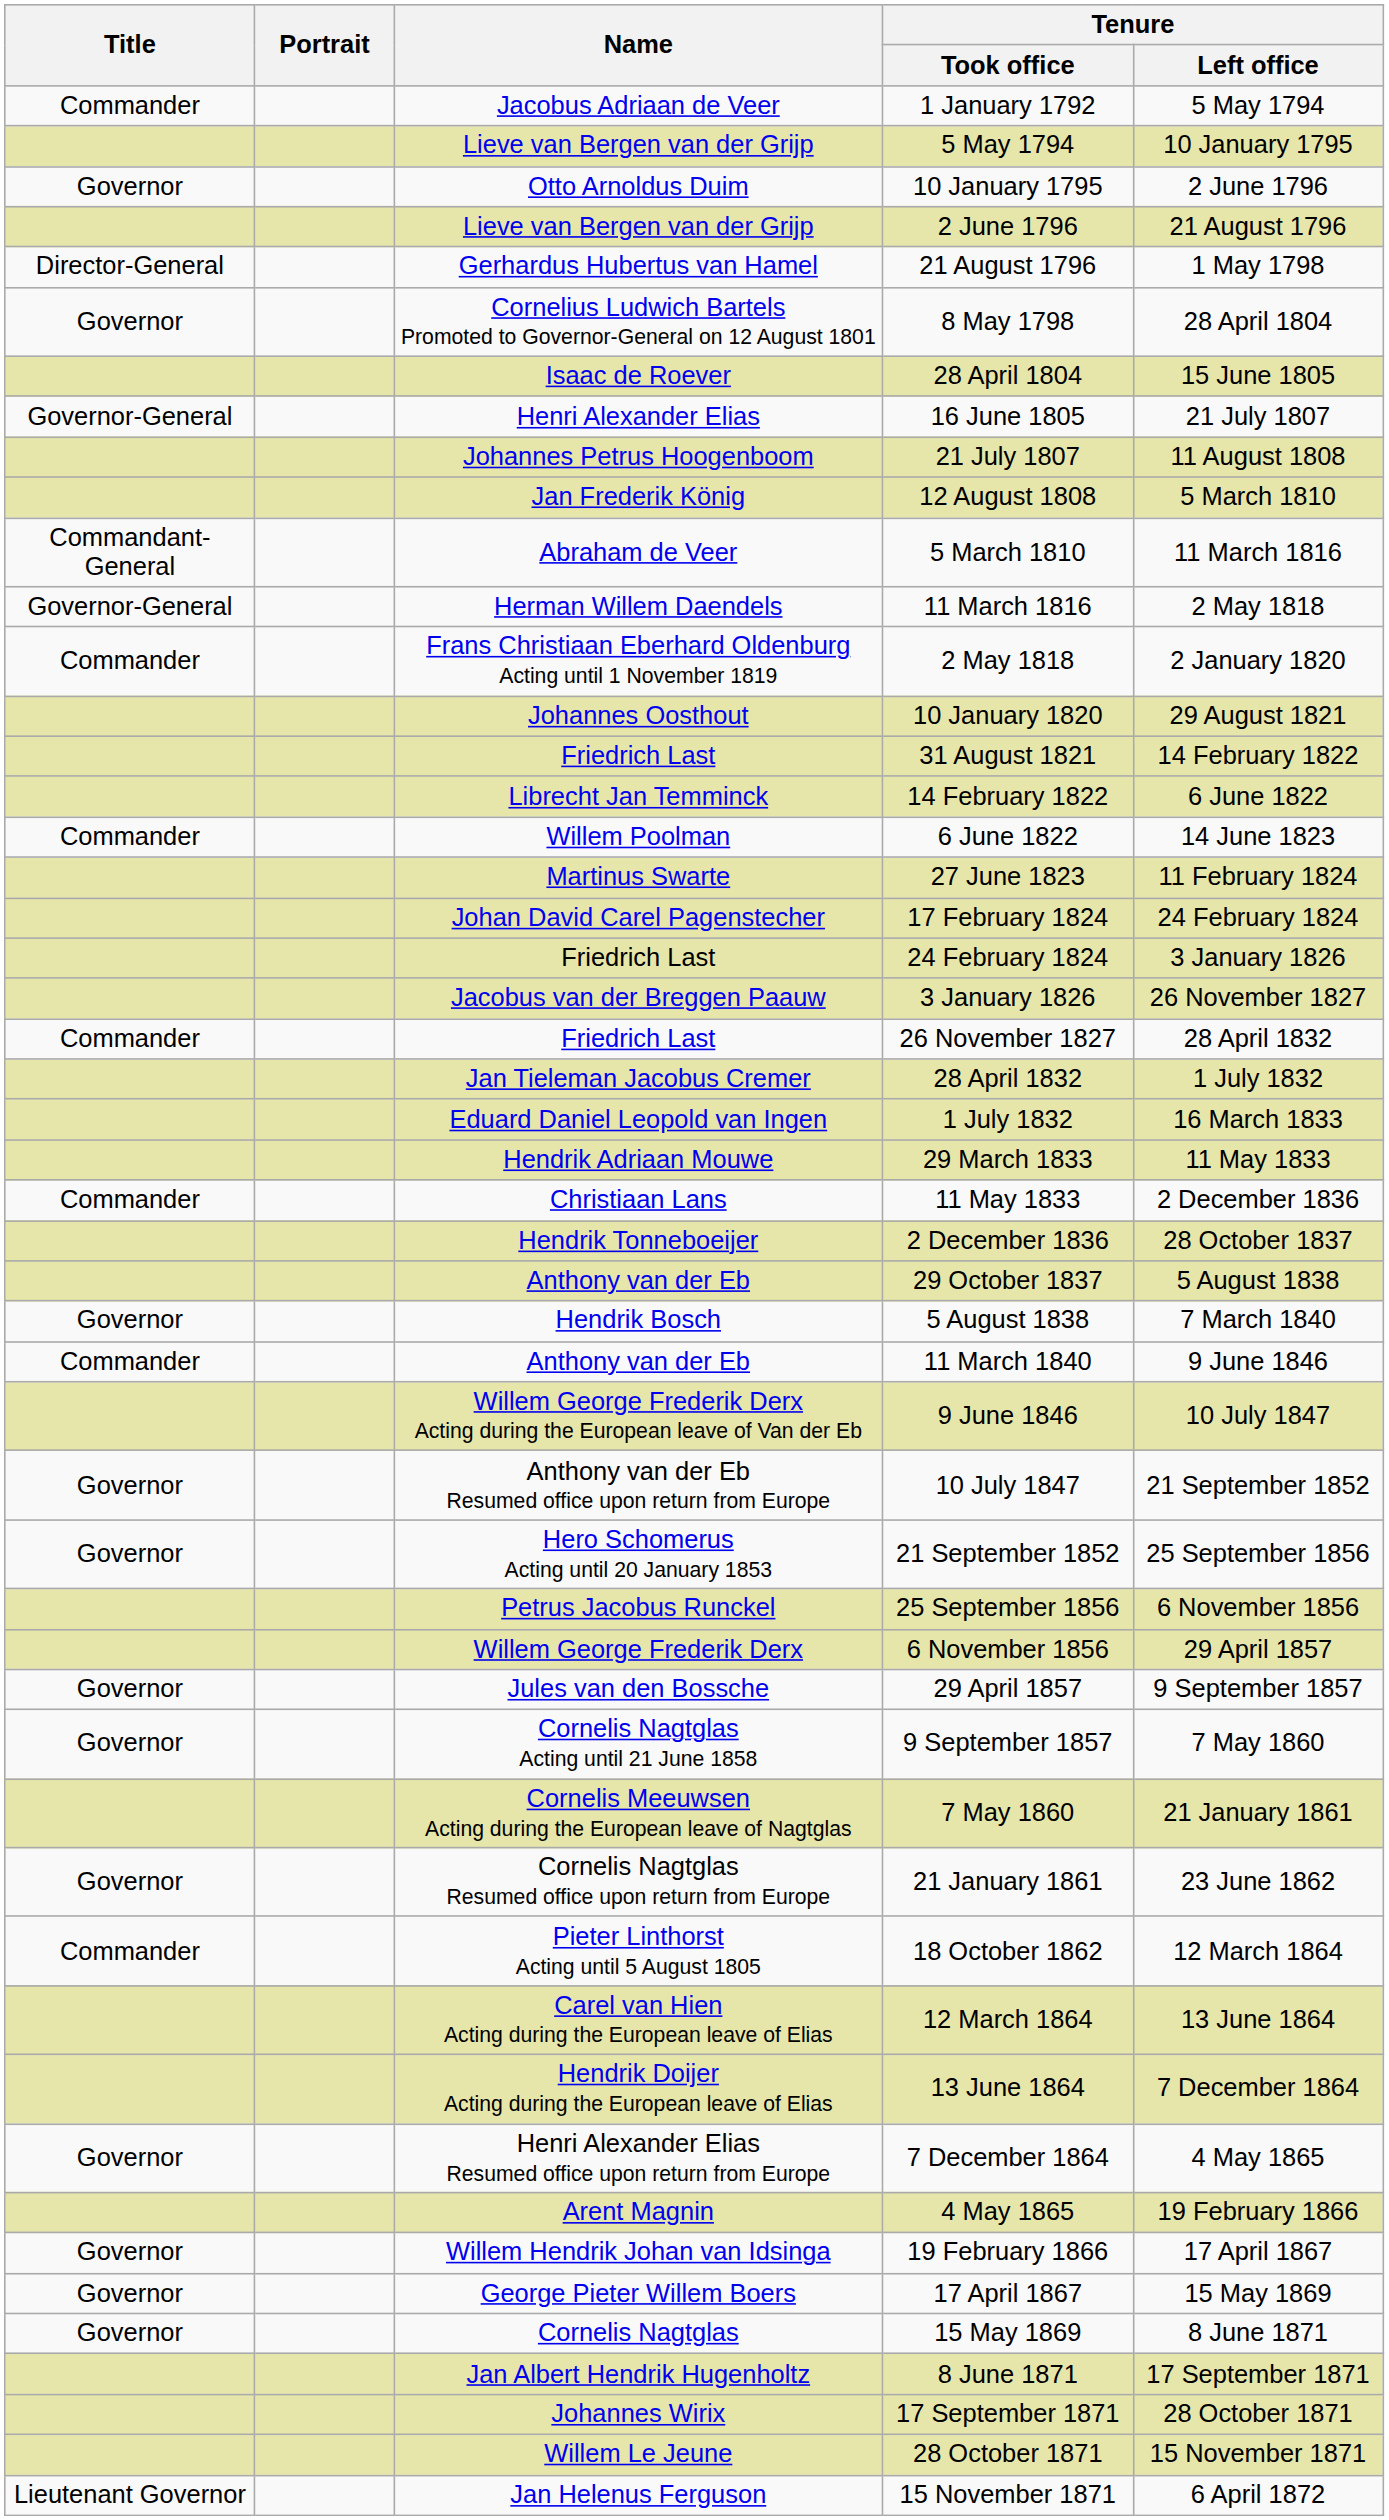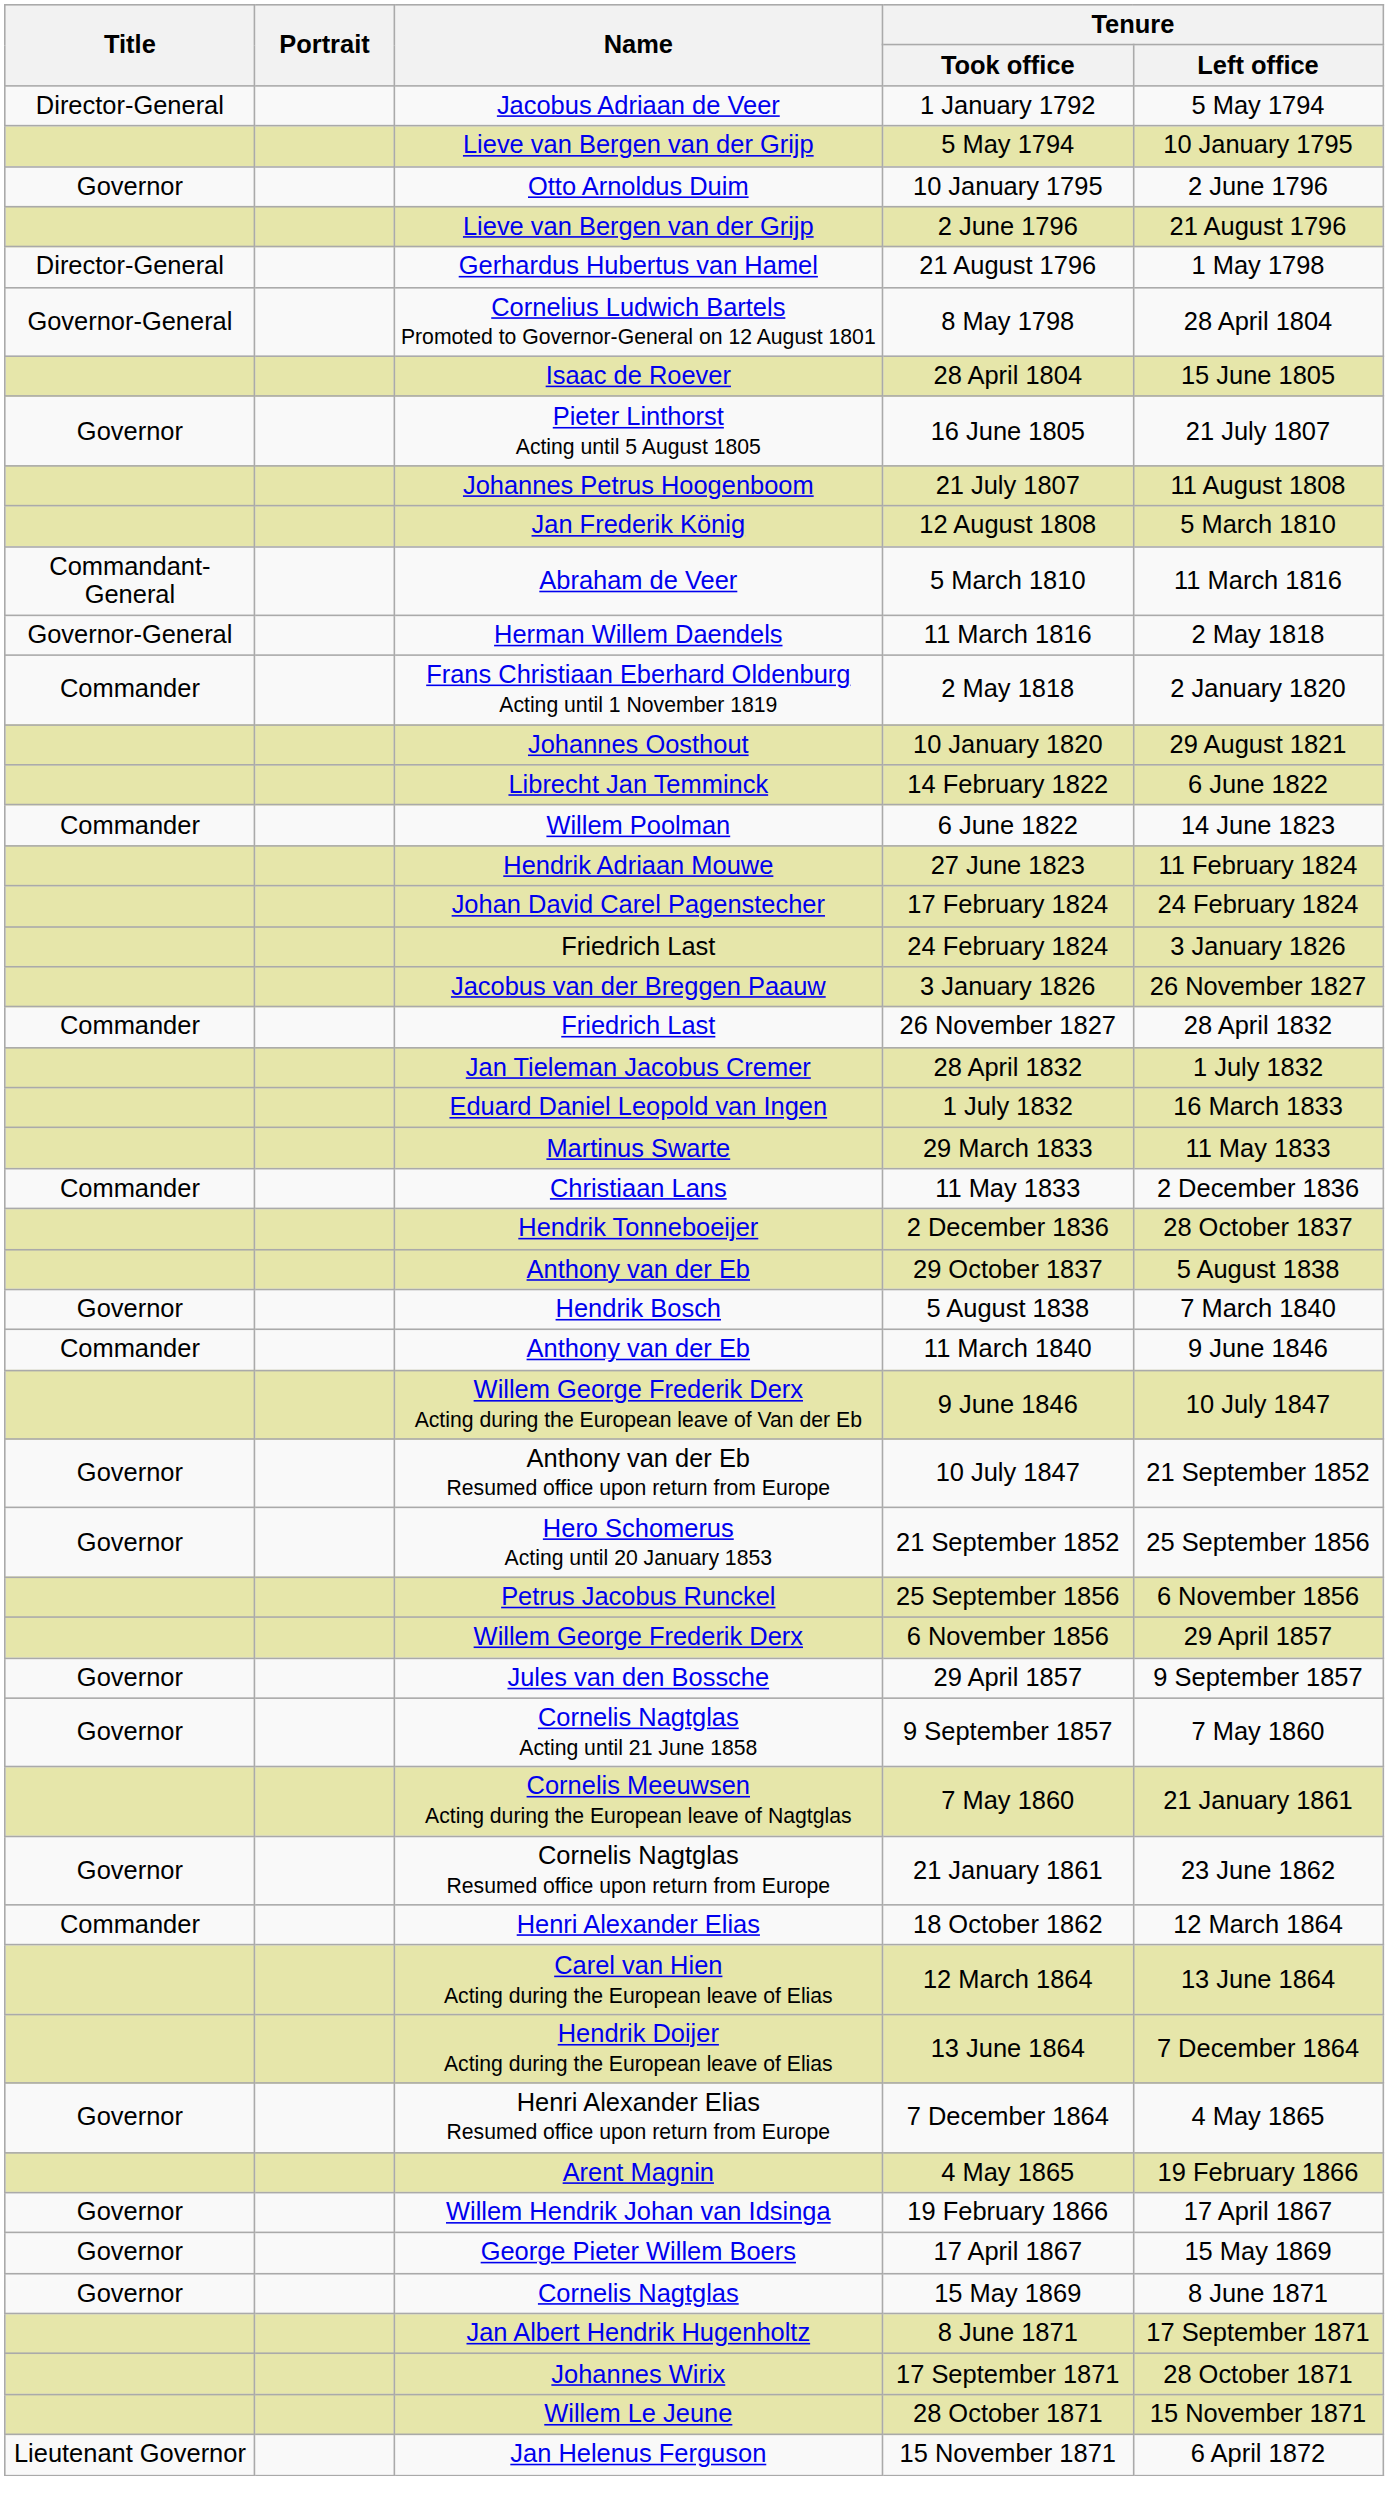(130, 105) Commander -> (130, 105) Director-General
(130, 321) Governor -> (130, 321) Governor-General
(130, 416) Governor-General -> (130, 430) Governor
(638, 416) Henri Alexander Elias -> (638, 430) Pieter Linthorst Acting until 5 August 1805
- row: (1008, 756)
(638, 877) Martinus Swarte -> (638, 865) Hendrik Adriaan Mouwe
(638, 1159) Hendrik Adriaan Mouwe -> (638, 1147) Martinus Swarte
(638, 1950) Pieter Linthorst Acting until 5 August 1805 -> (638, 1924) Henri Alexander Elias
